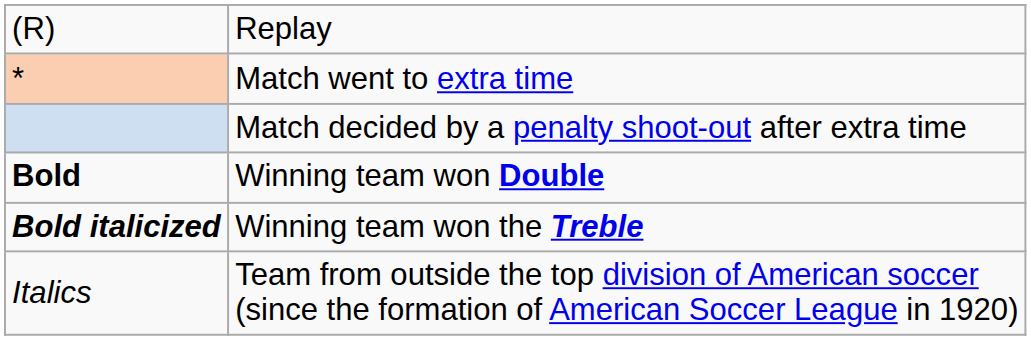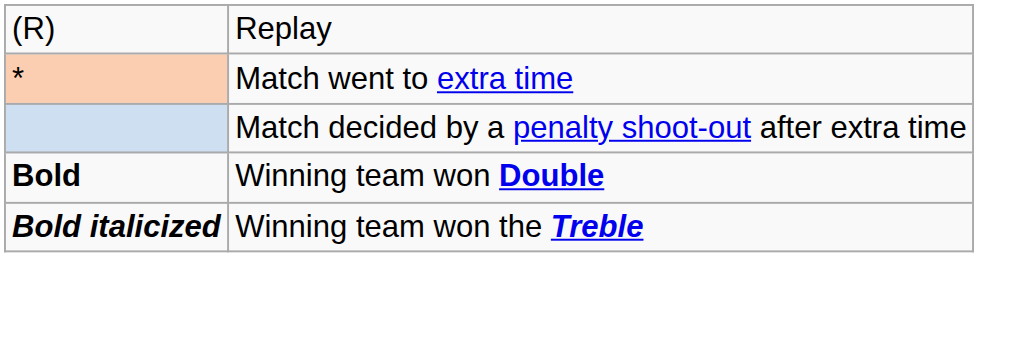- row: (52, 292)
